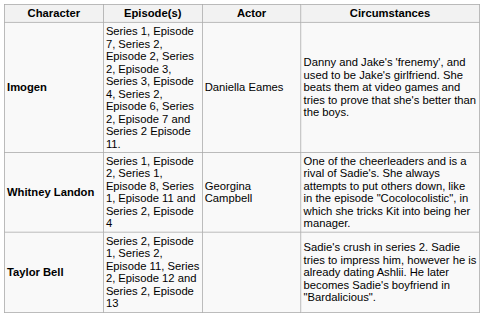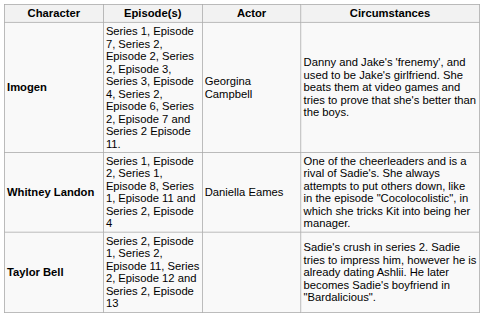(244, 88) Daniella Eames -> (228, 88) Georgina Campbell
(228, 193) Georgina Campbell -> (244, 193) Daniella Eames
